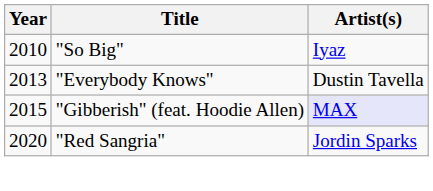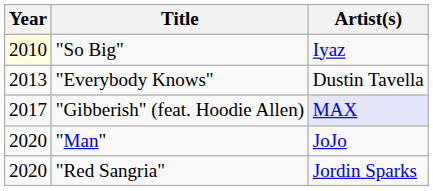(28, 49) no background -> (28, 49) lightyellow background
(28, 110) 2015 -> (28, 110) 2017
+ row: (81, 140)
